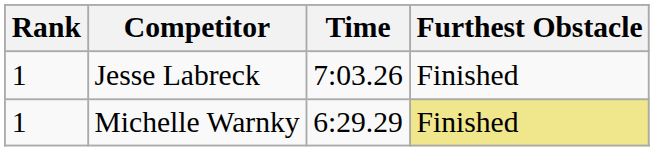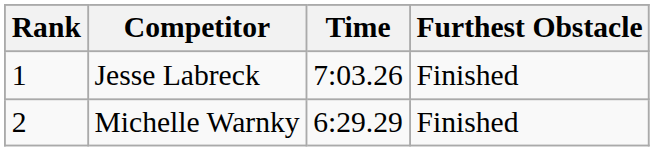(19, 121) 1 -> (19, 121) 2
(467, 121) khaki background -> (467, 121) no background
